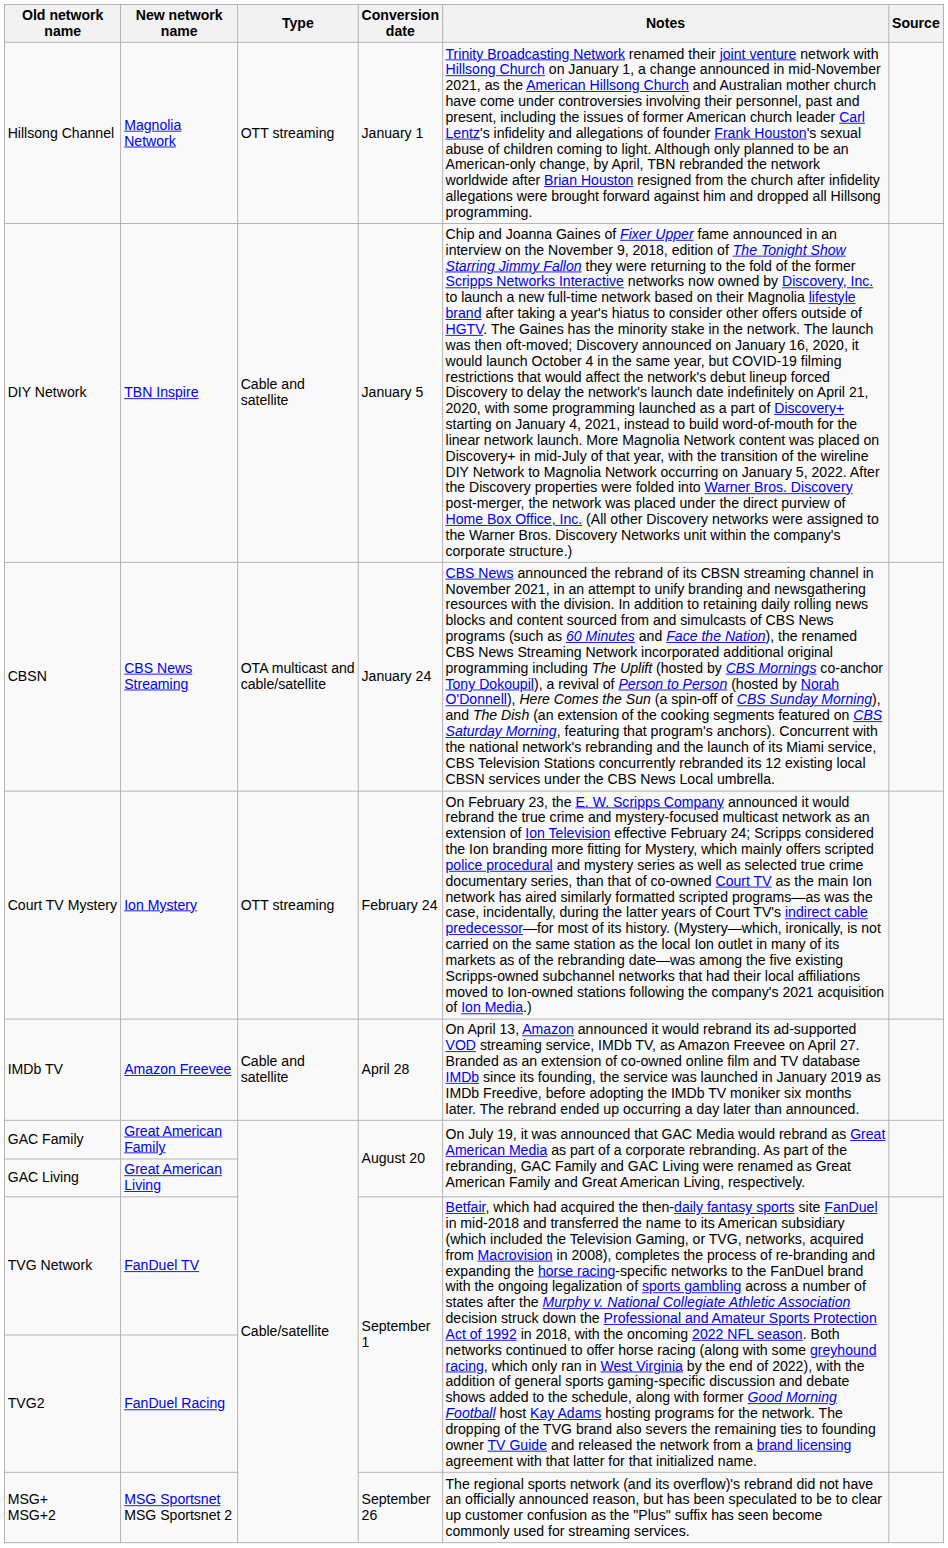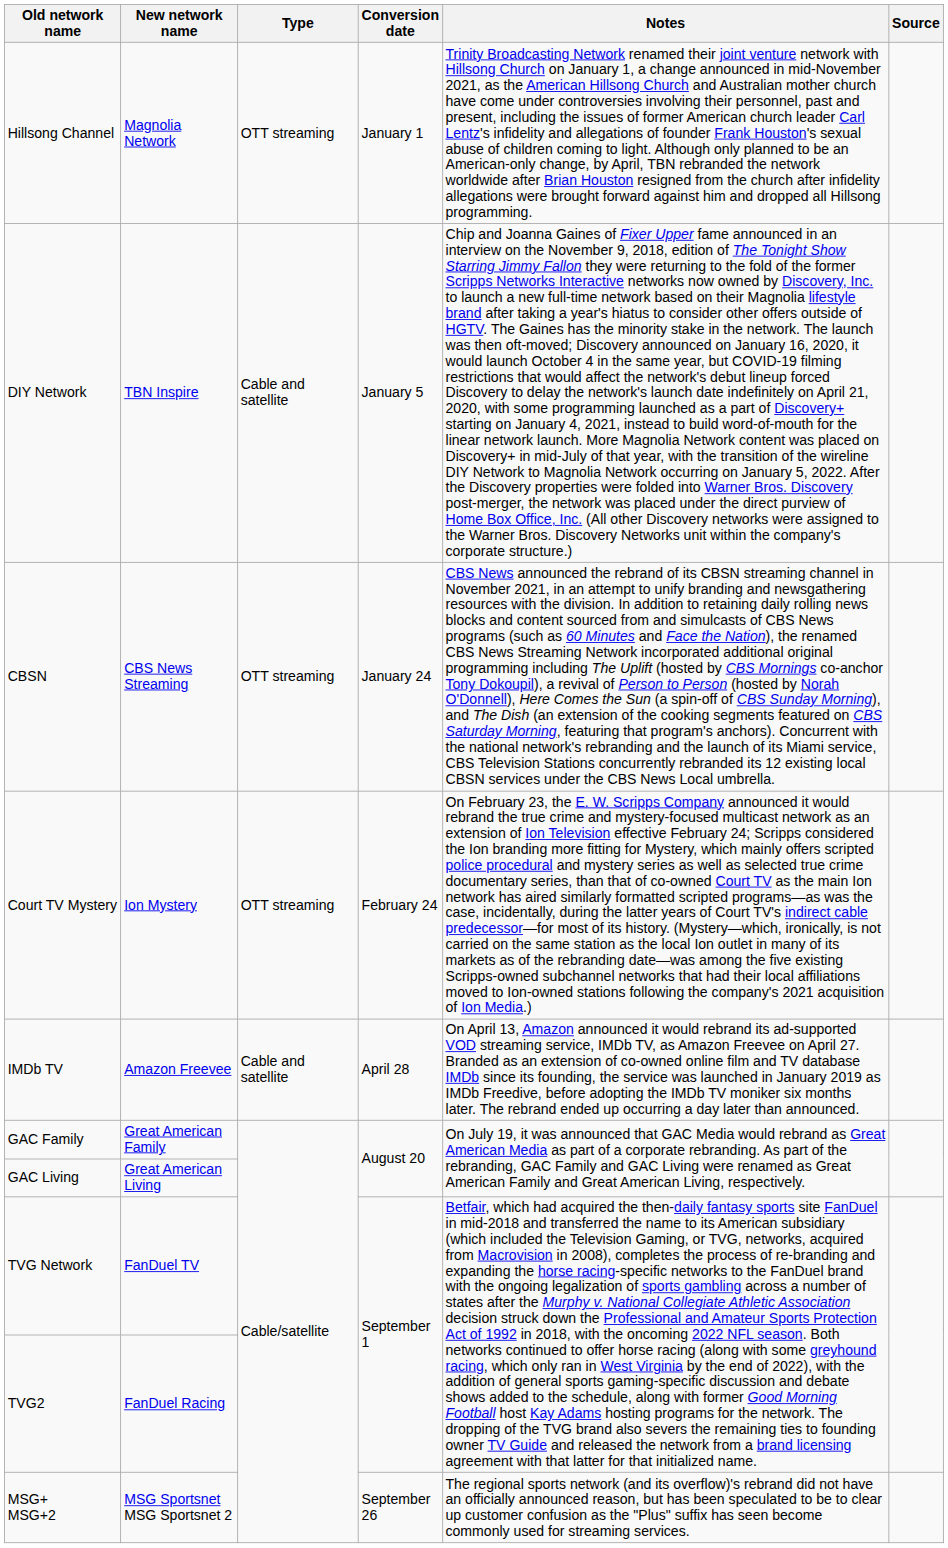(298, 676) OTA multicast and cable/satellite -> (287, 676) OTT streaming
